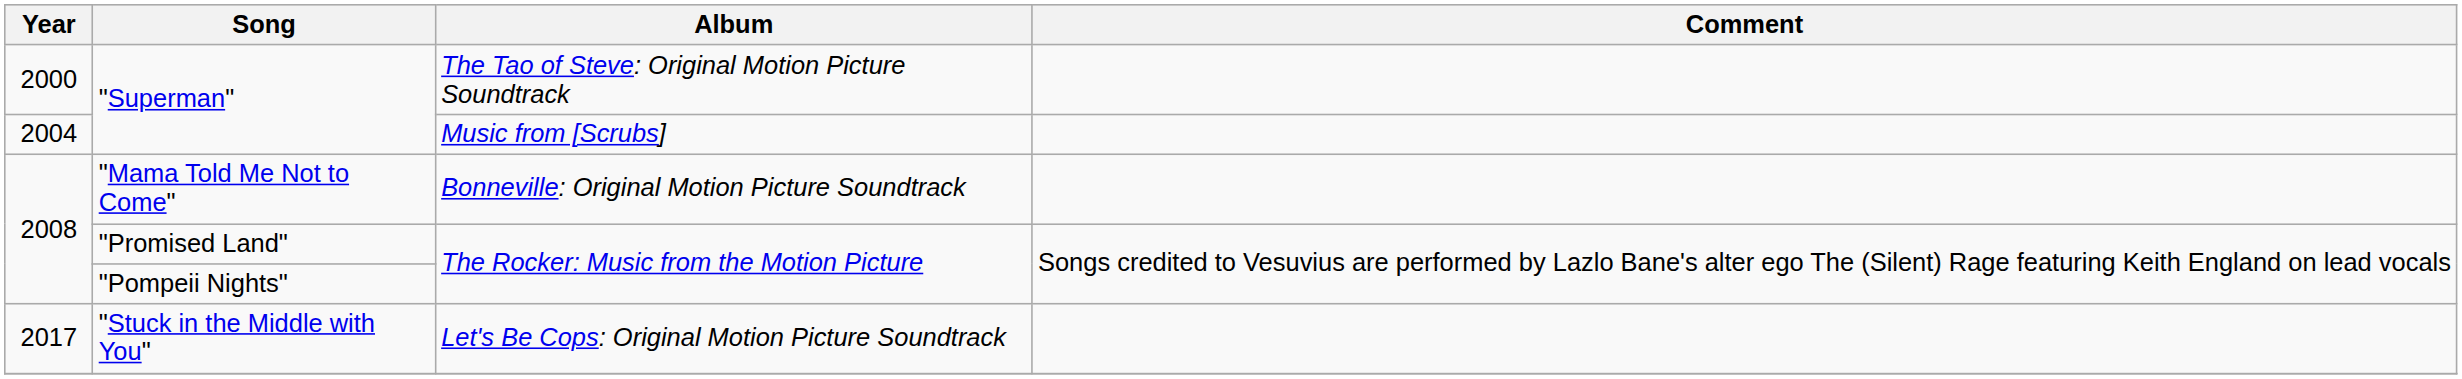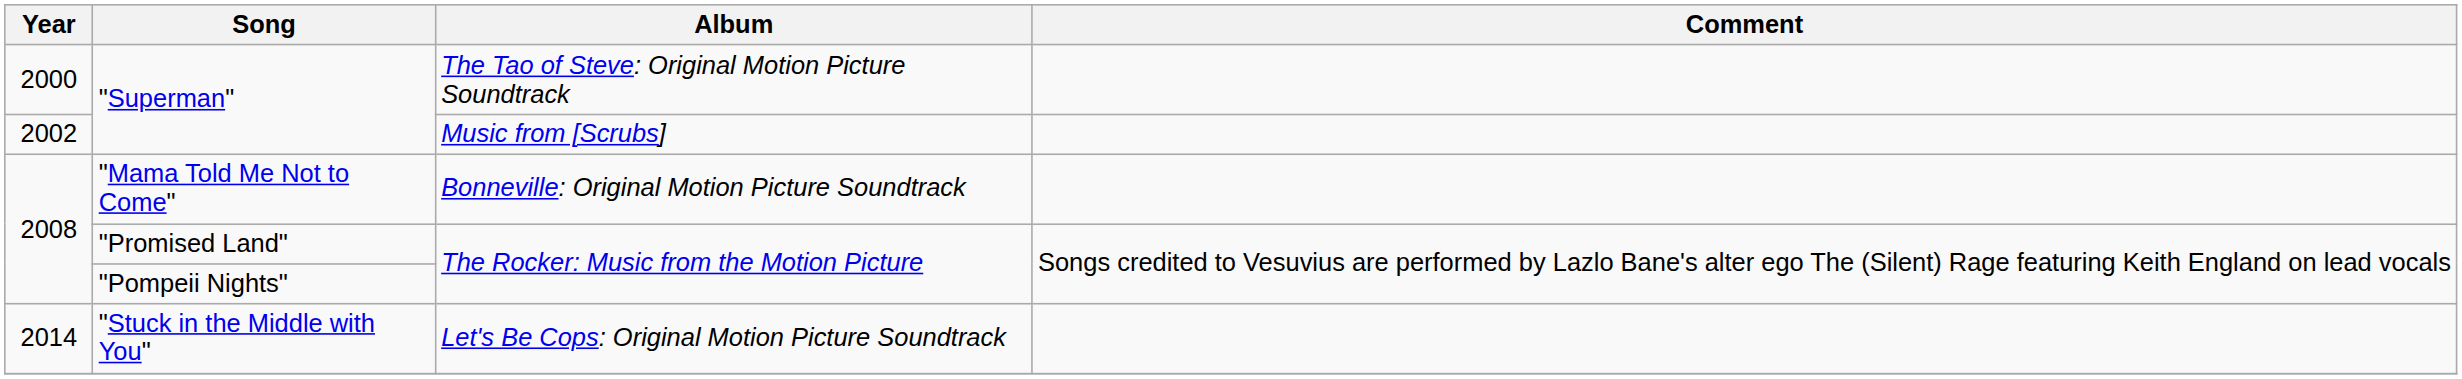(49, 133) 2004 -> (49, 133) 2002
(49, 338) 2017 -> (49, 338) 2014
